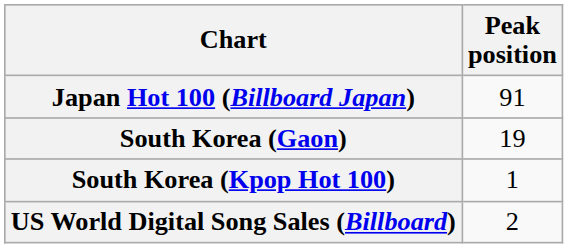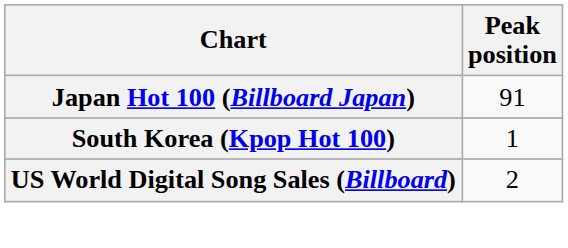- row: (233, 138)
